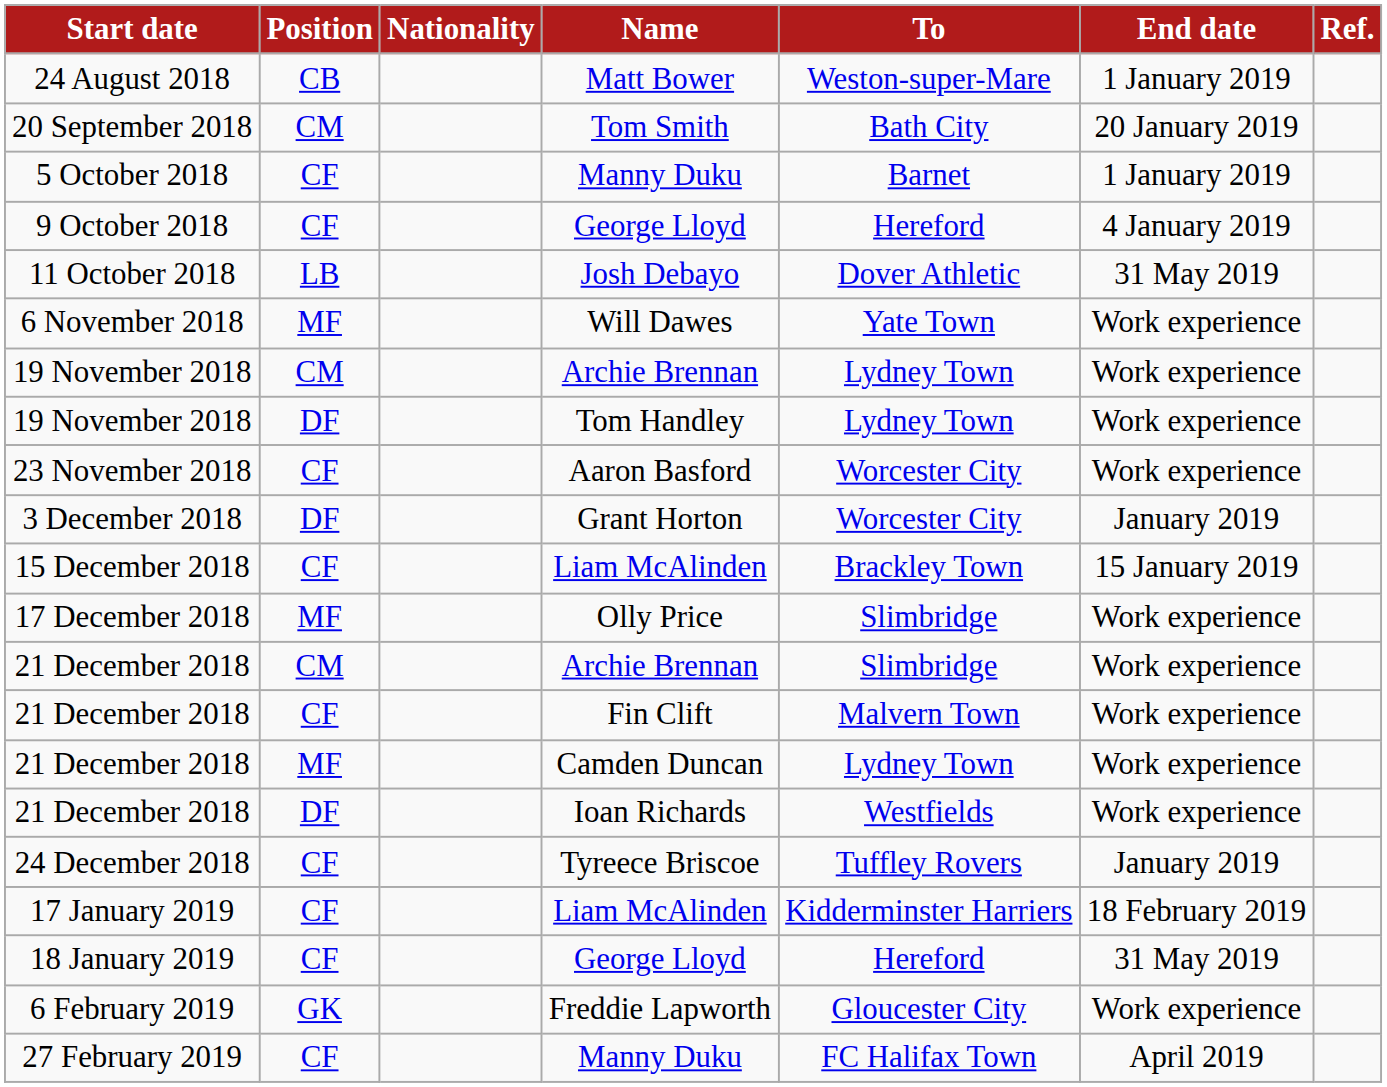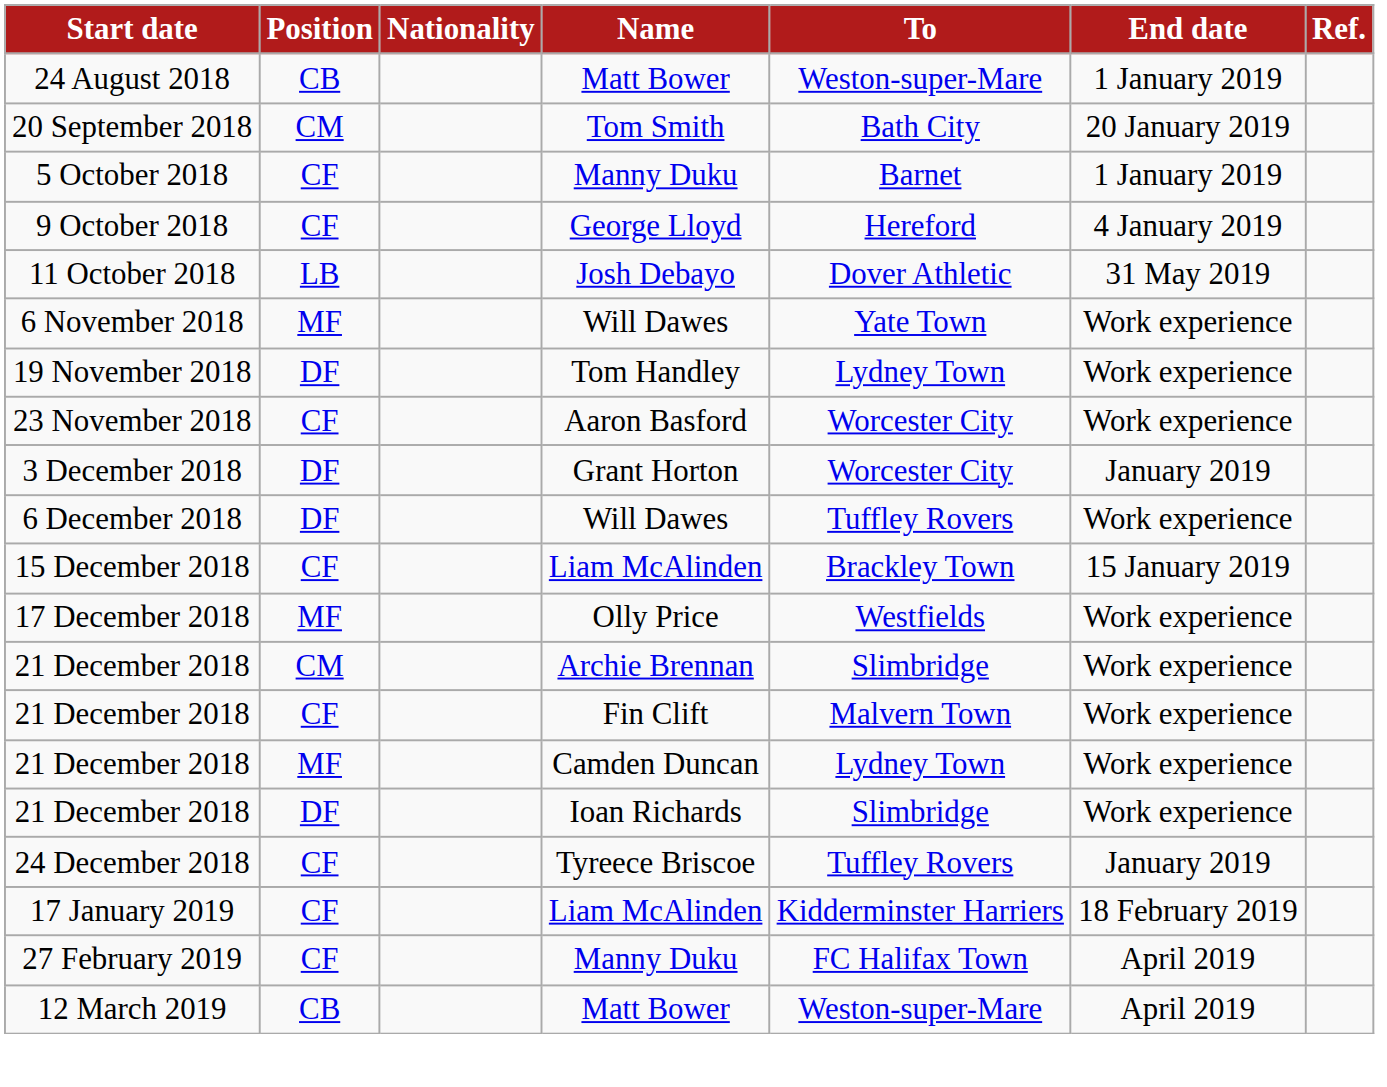- row: (132, 371)
+ row: (132, 518)
(929, 616) Slimbridge -> (920, 616) Westfields
(929, 812) Westfields -> (920, 812) Slimbridge
- row: (132, 959)
- row: (132, 1008)
+ row: (132, 1008)
